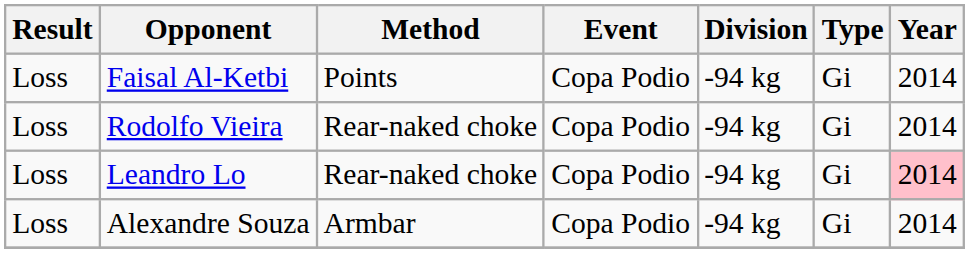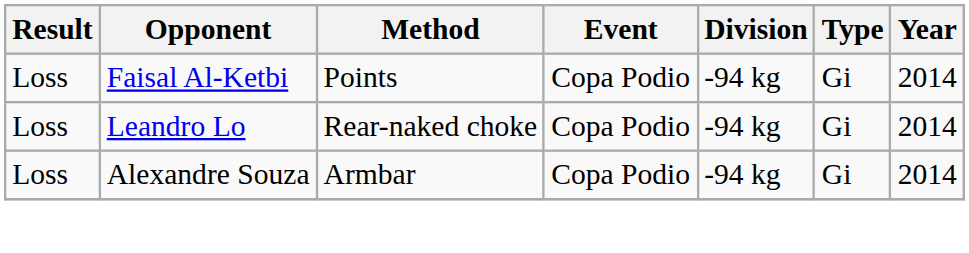- row: (195, 126)
(927, 174) pink background -> (927, 126) no background
